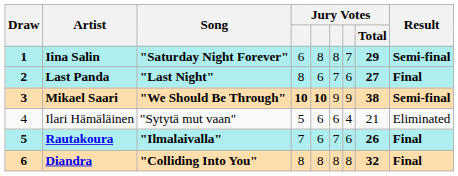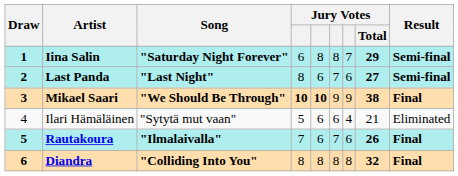(407, 77) Final -> (422, 77) Semi-final
(422, 98) Semi-final -> (407, 98) Final
